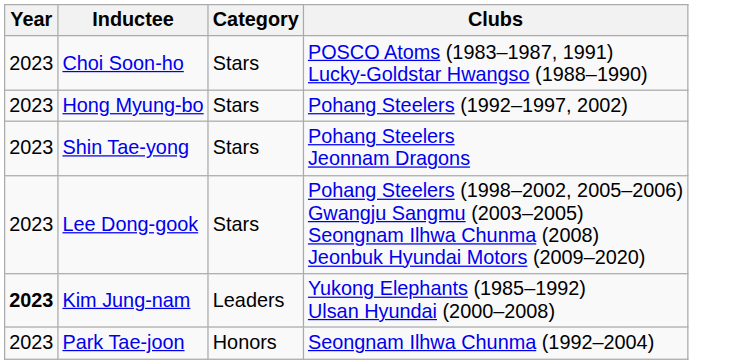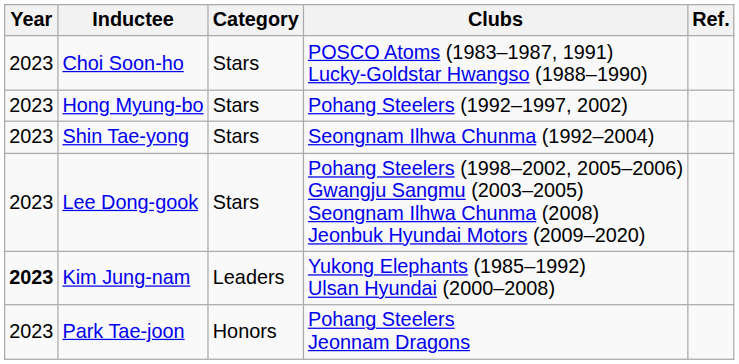+ column: (711, 20)
(389, 148) Pohang Steelers Jeonnam Dragons -> (481, 136) Seongnam Ilhwa Chunma (1992–2004)
(481, 342) Seongnam Ilhwa Chunma (1992–2004) -> (389, 331) Pohang Steelers Jeonnam Dragons
